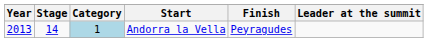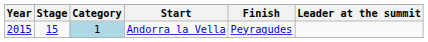(19, 30) 2013 -> (19, 30) 2015
(52, 30) 14 -> (52, 30) 15
